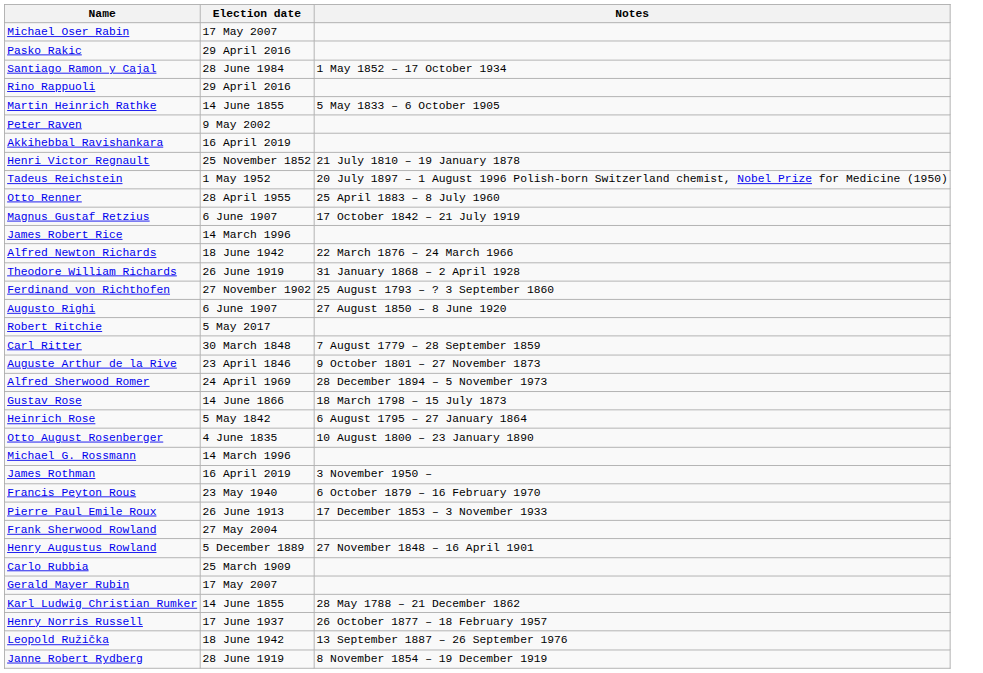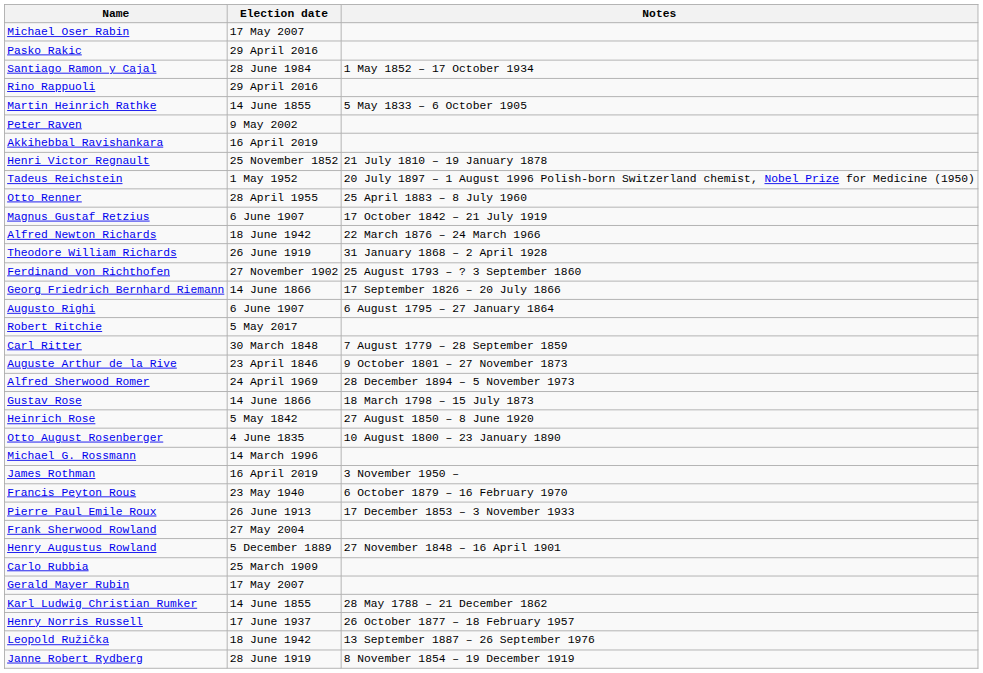- row: (65, 235)
+ row: (116, 290)
(412, 309) 27 August 1850 – 8 June 1920 -> (449, 309) 6 August 1795 – 27 January 1864
(422, 419) 6 August 1795 – 27 January 1864 -> (439, 419) 27 August 1850 – 8 June 1920
